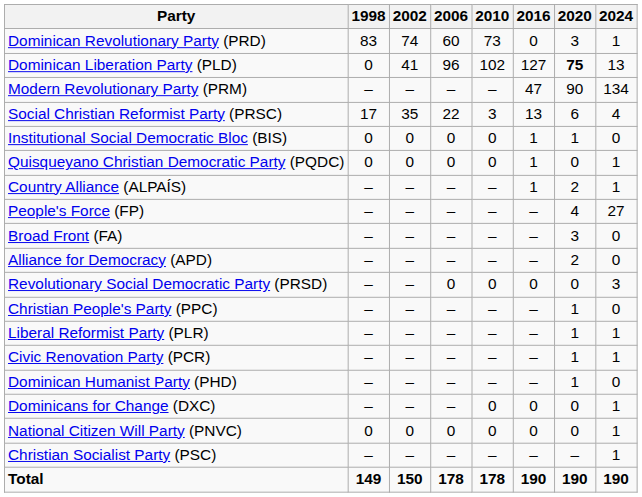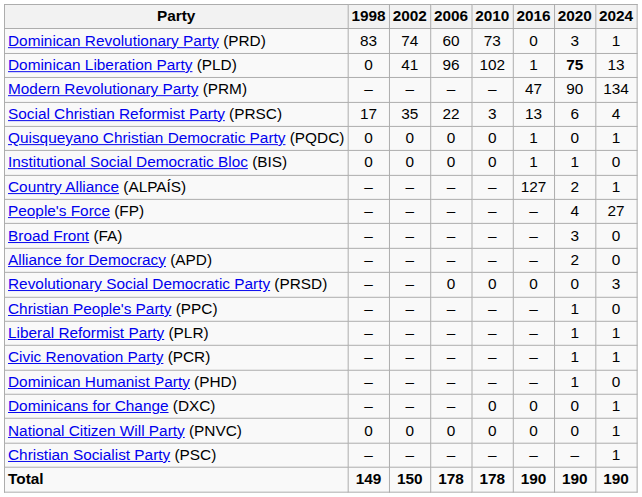(534, 65) 127 -> (534, 65) 1
rows swapped: (148, 138) <-> (176, 162)
(534, 187) 1 -> (534, 187) 127
